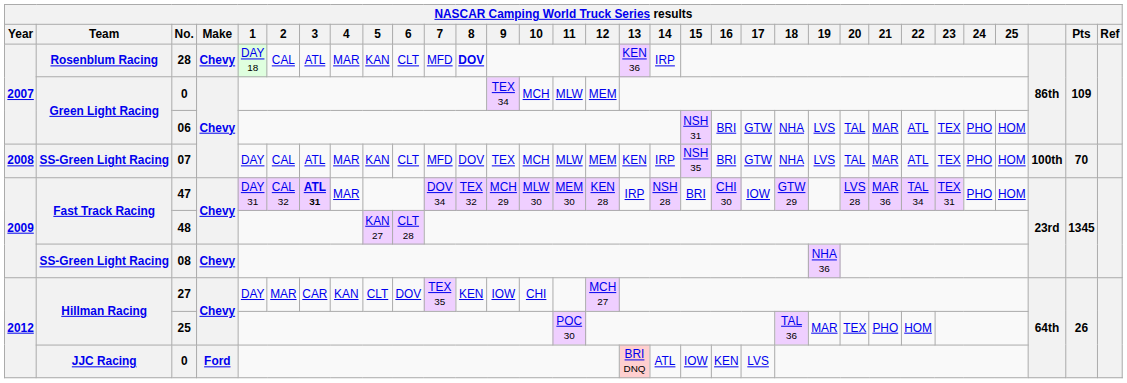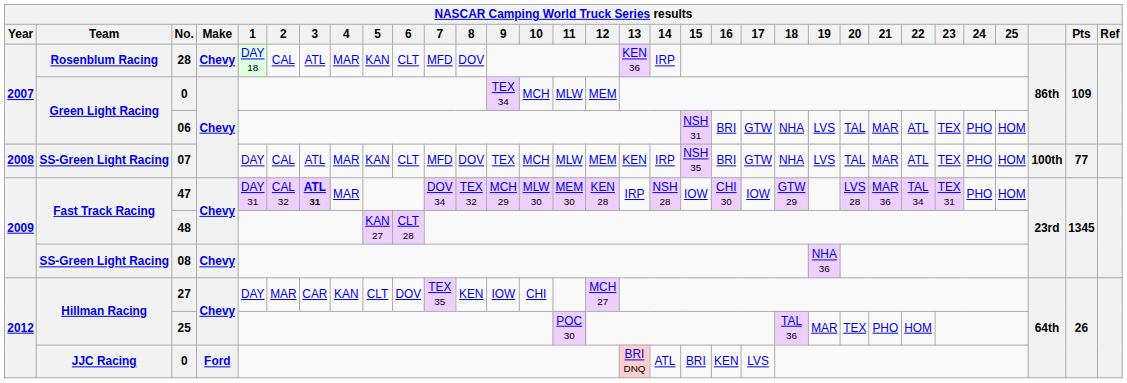(471, 60) bold -> (471, 60) normal
(1081, 161) 70 -> (1081, 161) 77
(696, 194) BRI -> (696, 194) IOW
(696, 361) IOW -> (696, 361) BRI
